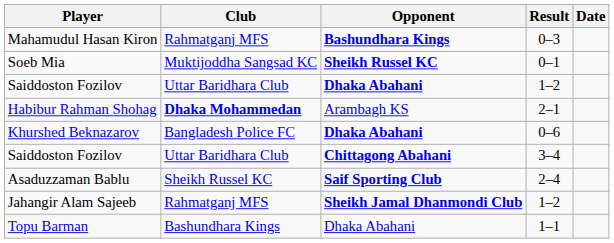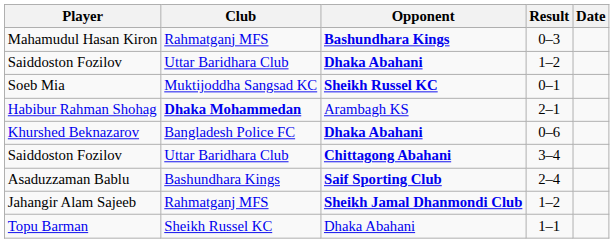rows swapped: (36, 62) <-> (65, 86)
(218, 179) Sheikh Russel KC -> (222, 179) Bashundhara Kings
(222, 226) Bashundhara Kings -> (218, 226) Sheikh Russel KC
